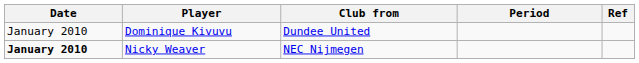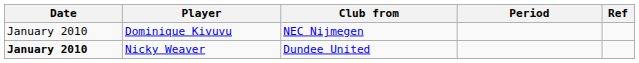(327, 32) Dundee United -> (323, 32) NEC Nijmegen
(323, 50) NEC Nijmegen -> (327, 50) Dundee United
